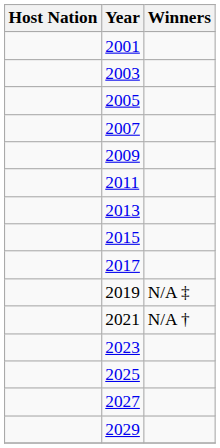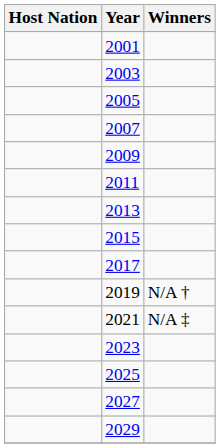(169, 292) N/A ‡ -> (169, 292) N/A †
(169, 319) N/A † -> (169, 319) N/A ‡
